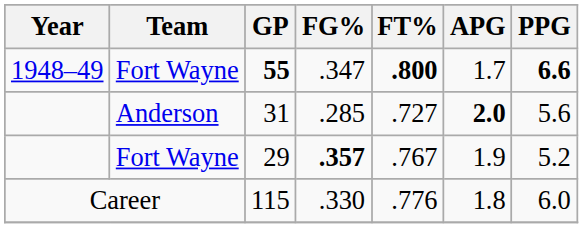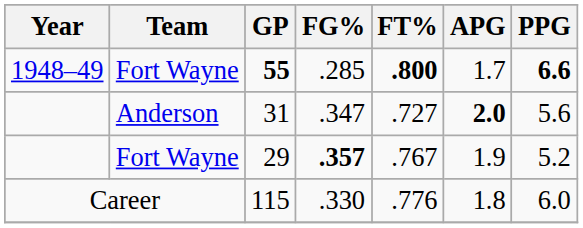(342, 70) .347 -> (342, 70) .285
(342, 113) .285 -> (342, 113) .347
